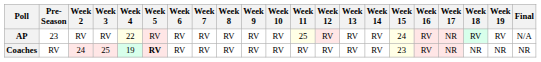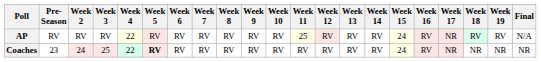(54, 36) 23 -> (54, 36) RV
(54, 50) RV -> (54, 50) 23
(130, 50) 19 -> (130, 50) 22
(402, 50) 23 -> (402, 50) 24
